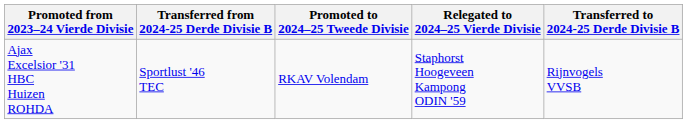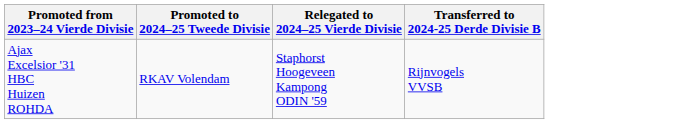- column: (206, 22)
